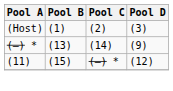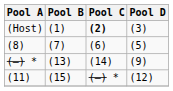(98, 29) normal -> (98, 29) bold
+ row: (16, 45)
